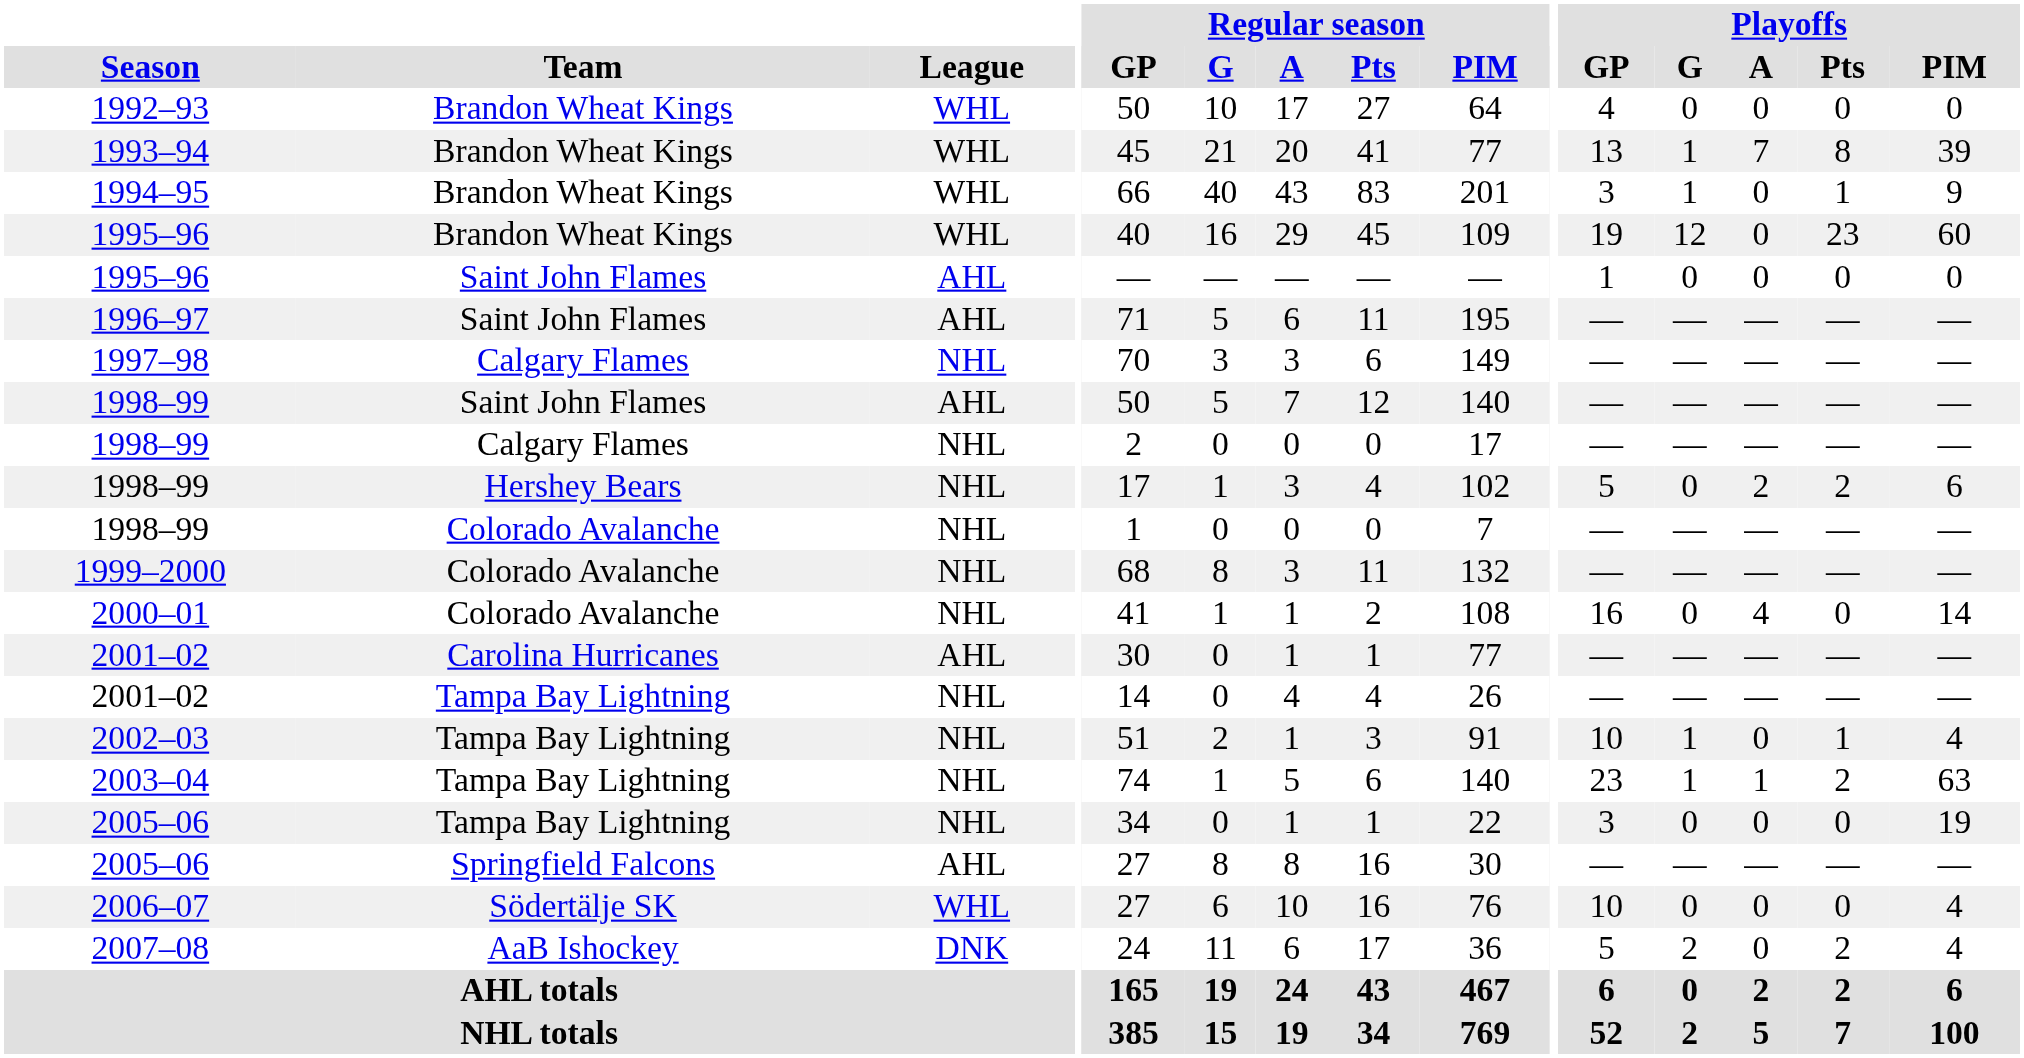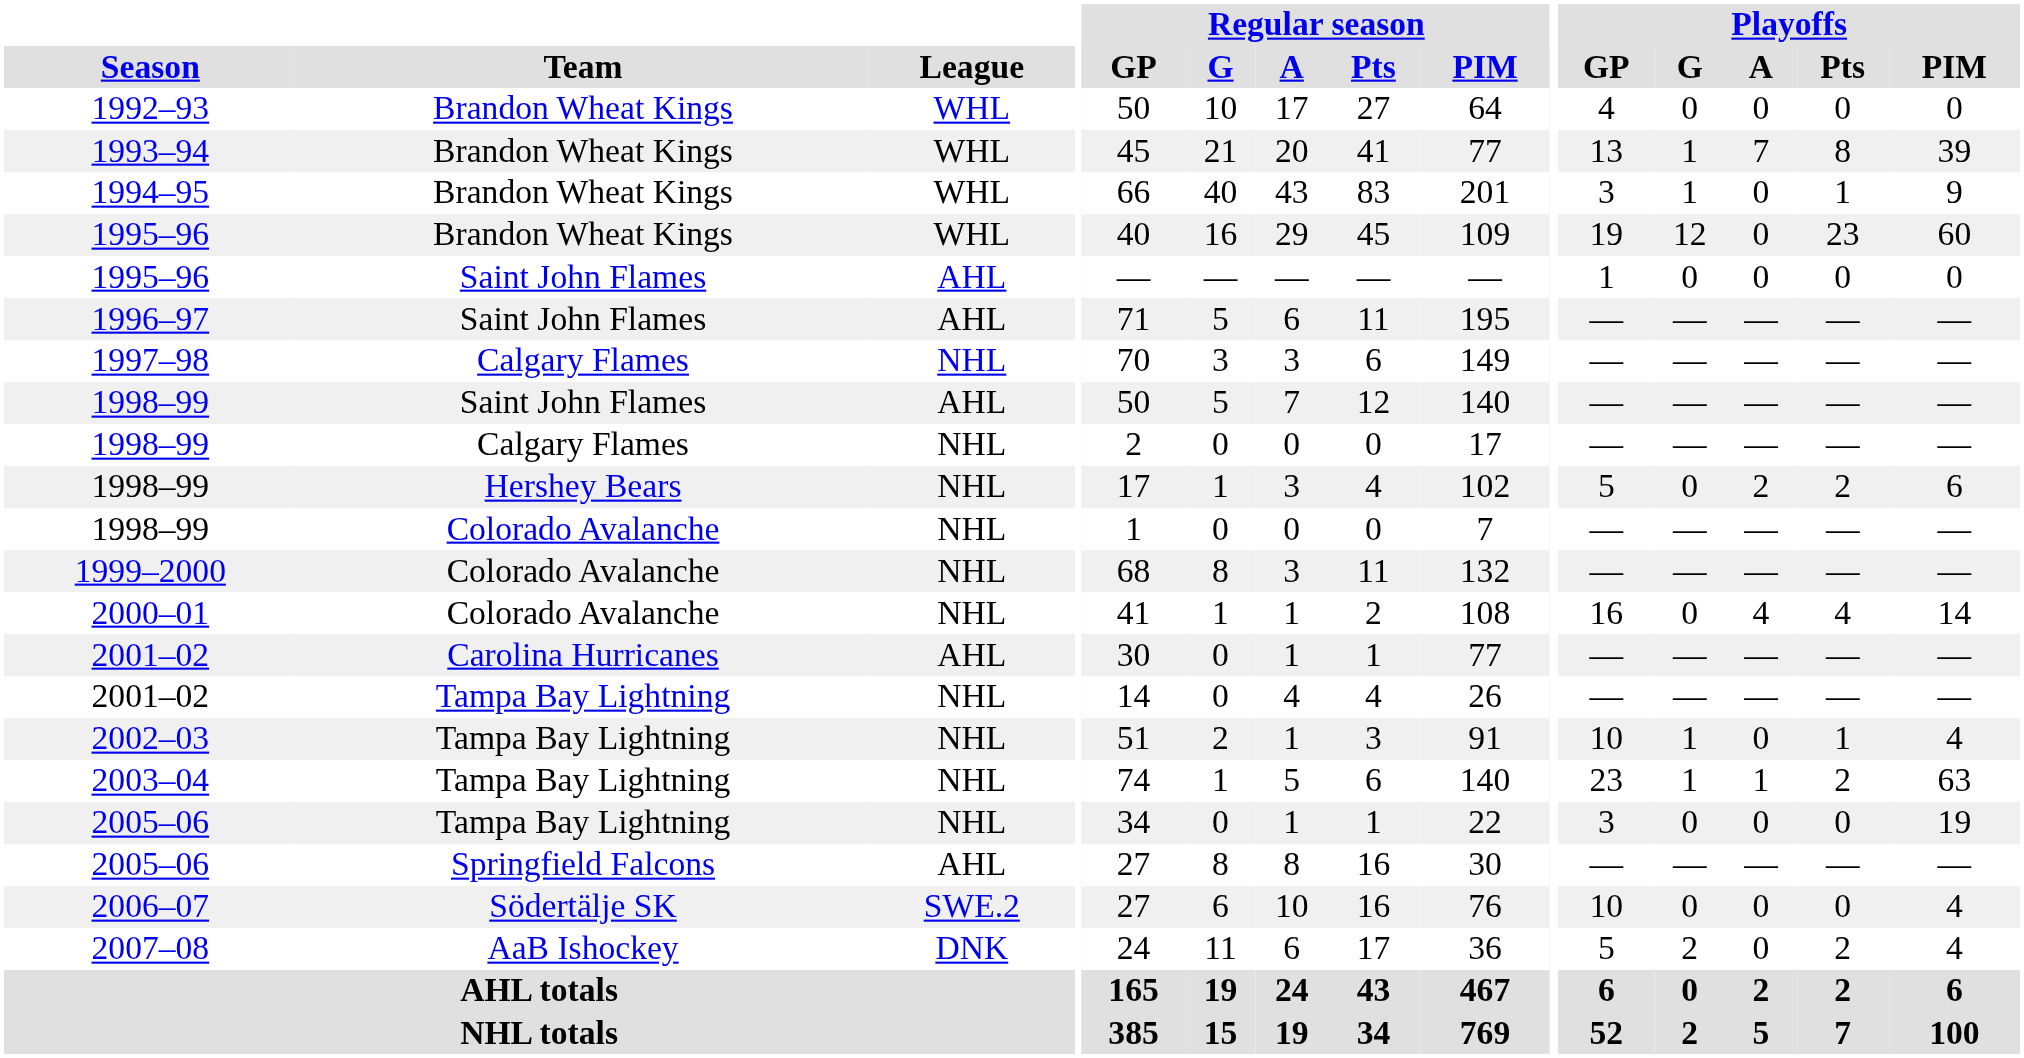(1843, 612) 0 -> (1843, 612) 4
(972, 906) WHL -> (972, 906) SWE.2
